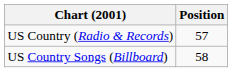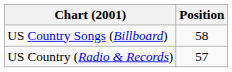rows swapped: (88, 56) <-> (90, 35)
